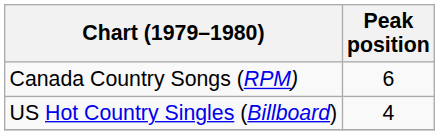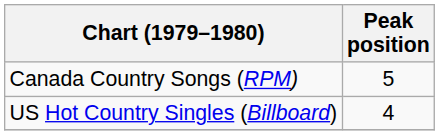(388, 79) 6 -> (388, 79) 5
